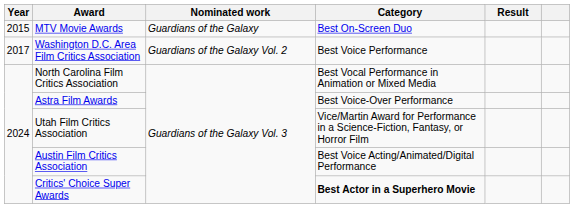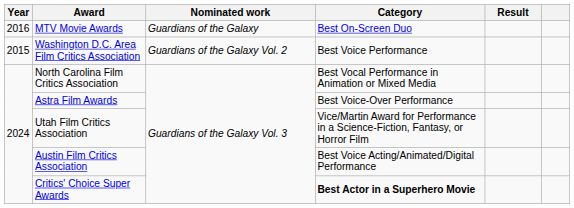(18, 28) 2015 -> (18, 28) 2016
(18, 50) 2017 -> (18, 50) 2015
